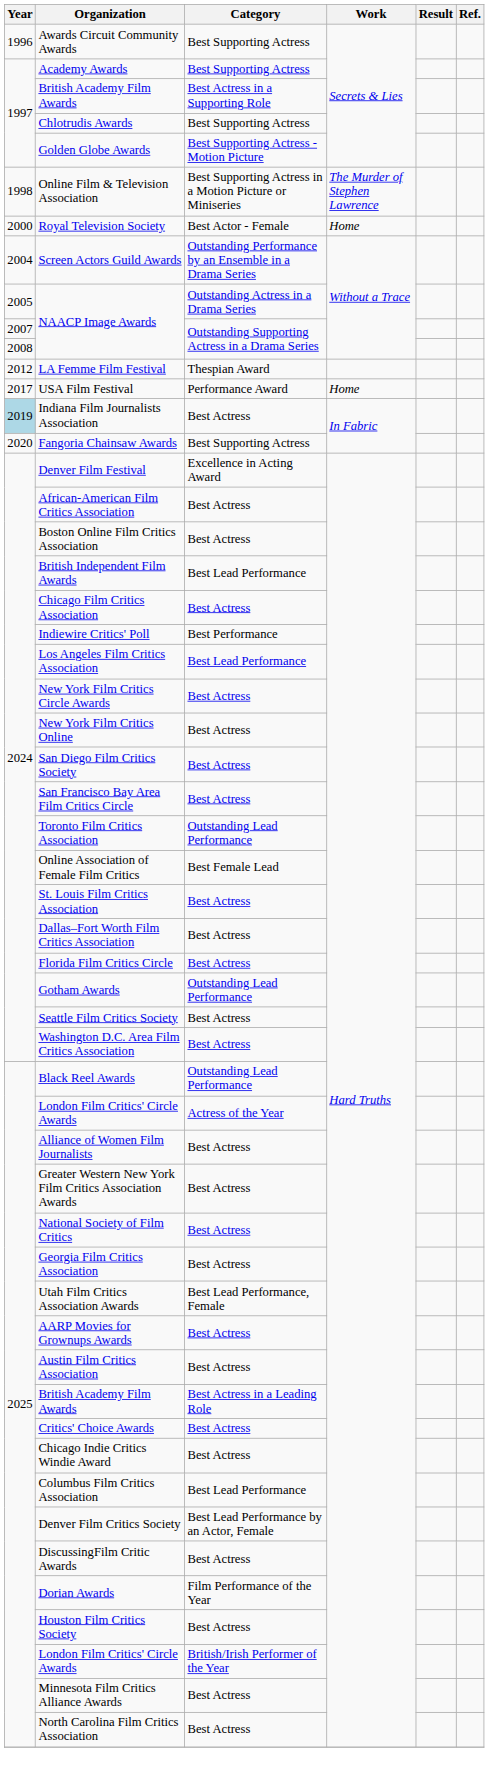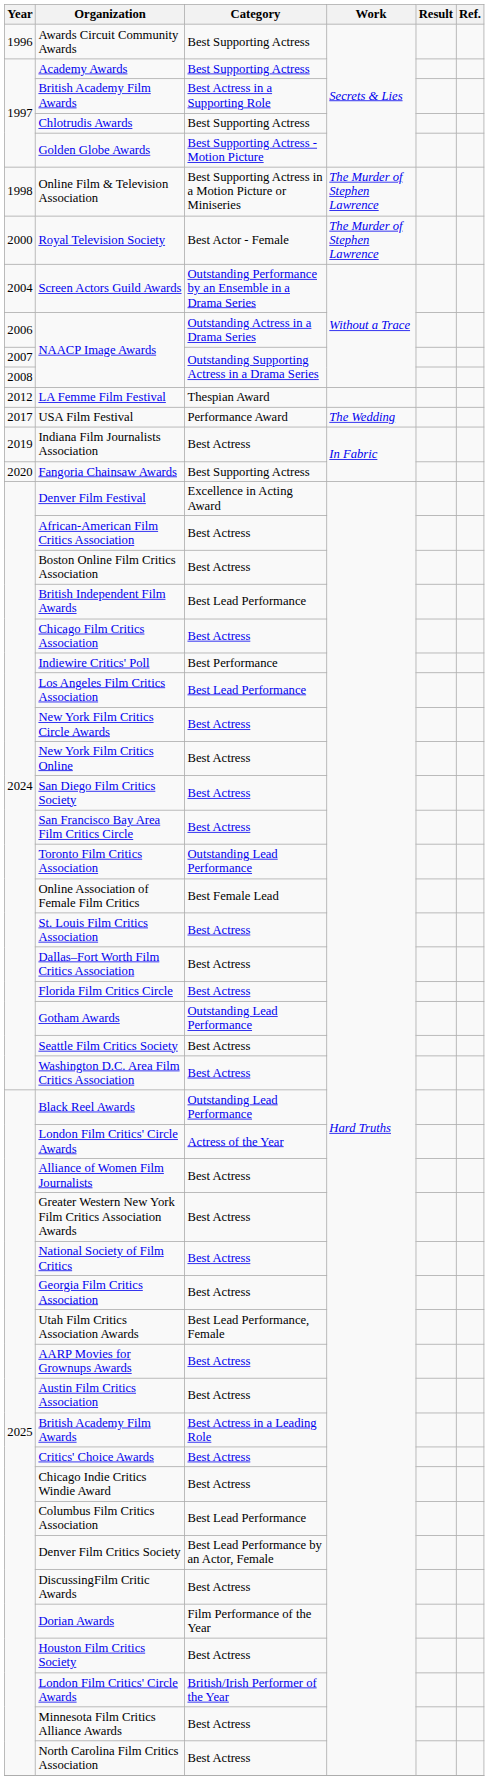(344, 225) Home -> (366, 240) The Murder of Stephen Lawrence
(20, 301) 2005 -> (20, 330) 2006
(344, 388) Home -> (362, 417) The Wedding
(20, 416) lightblue background -> (20, 444) no background
